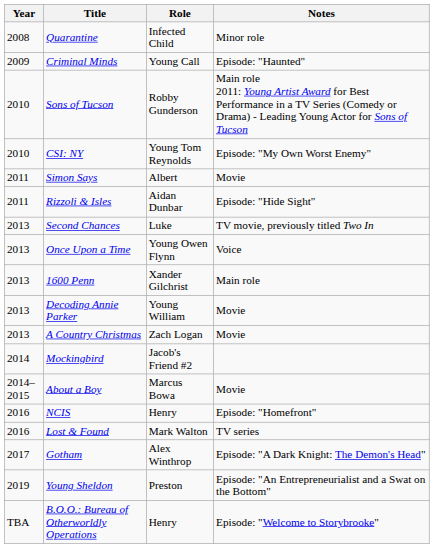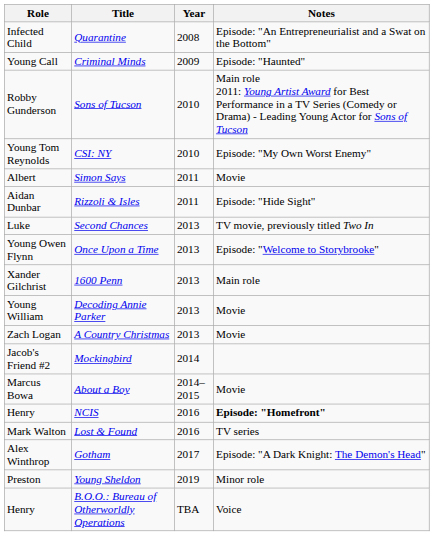columns swapped: (24, 13) <-> (180, 13)
(240, 37) Minor role -> (321, 37) Episode: "An Entrepreneurialist and a Swat on the Bottom"
(229, 249) Voice -> (297, 249) Episode: "Welcome to Storybrooke"
(266, 413) normal -> (271, 413) bold
(321, 485) Episode: "An Entrepreneurialist and a Swat on the Bottom" -> (240, 479) Minor role
(297, 522) Episode: "Welcome to Storybrooke" -> (229, 509) Voice
